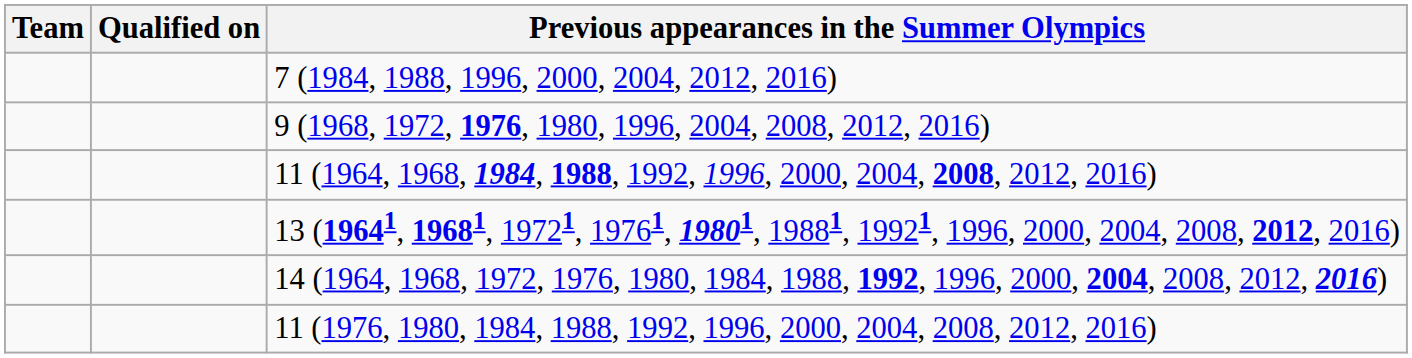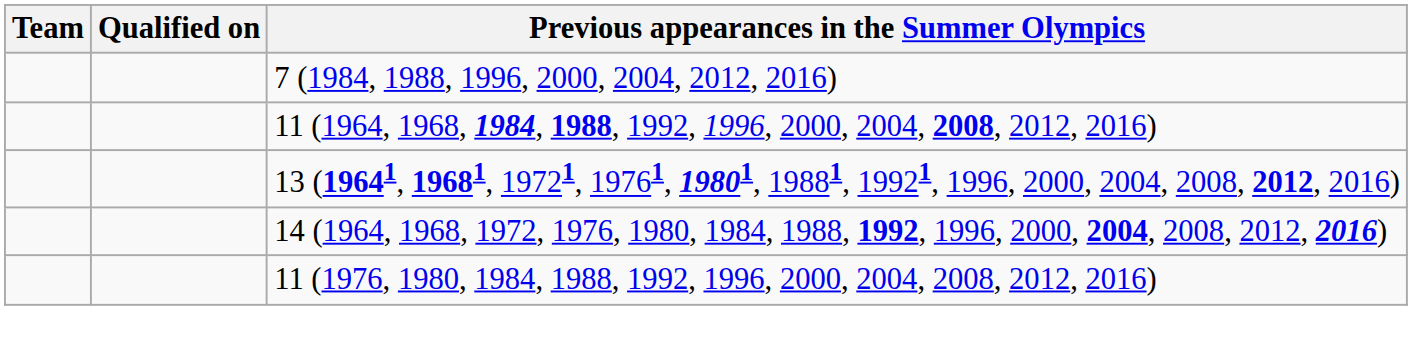- row: (632, 125)
